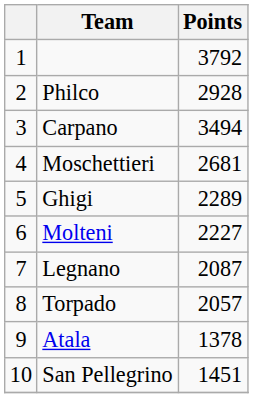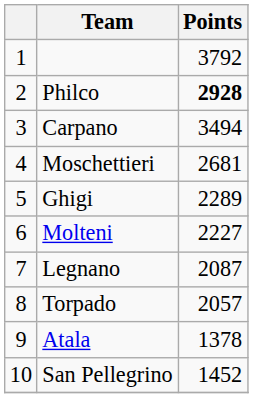(220, 92) normal -> (220, 92) bold
(220, 374) 1451 -> (220, 374) 1452
